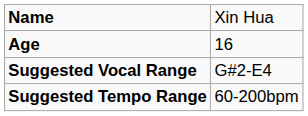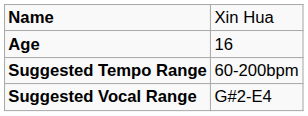rows swapped: (108, 96) <-> (103, 70)
